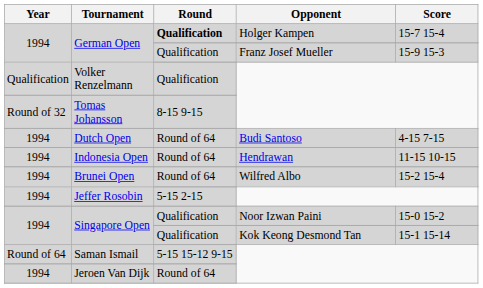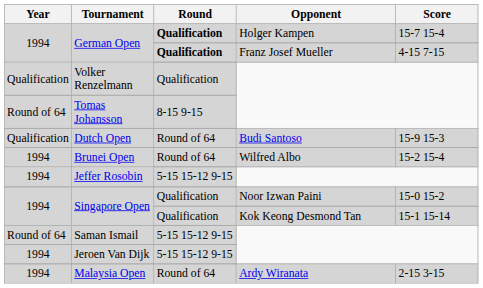(188, 52) normal -> (190, 52) bold
(421, 52) 15-9 15-3 -> (421, 52) 4-15 7-15
(36, 112) Round of 32 -> (36, 112) Round of 64
(38, 138) 1994 -> (38, 138) Qualification
(421, 138) 4-15 7-15 -> (421, 138) 15-9 15-3
- row: (111, 157)
(180, 196) 5-15 2-15 -> (195, 177) 5-15 15-12 9-15
(186, 273) Round of 64 -> (195, 254) 5-15 15-12 9-15
+ row: (110, 273)
